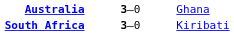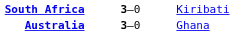rows swapped: (55, 9) <-> (45, 25)
